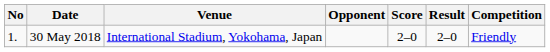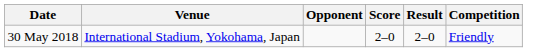- column: (16, 15)
